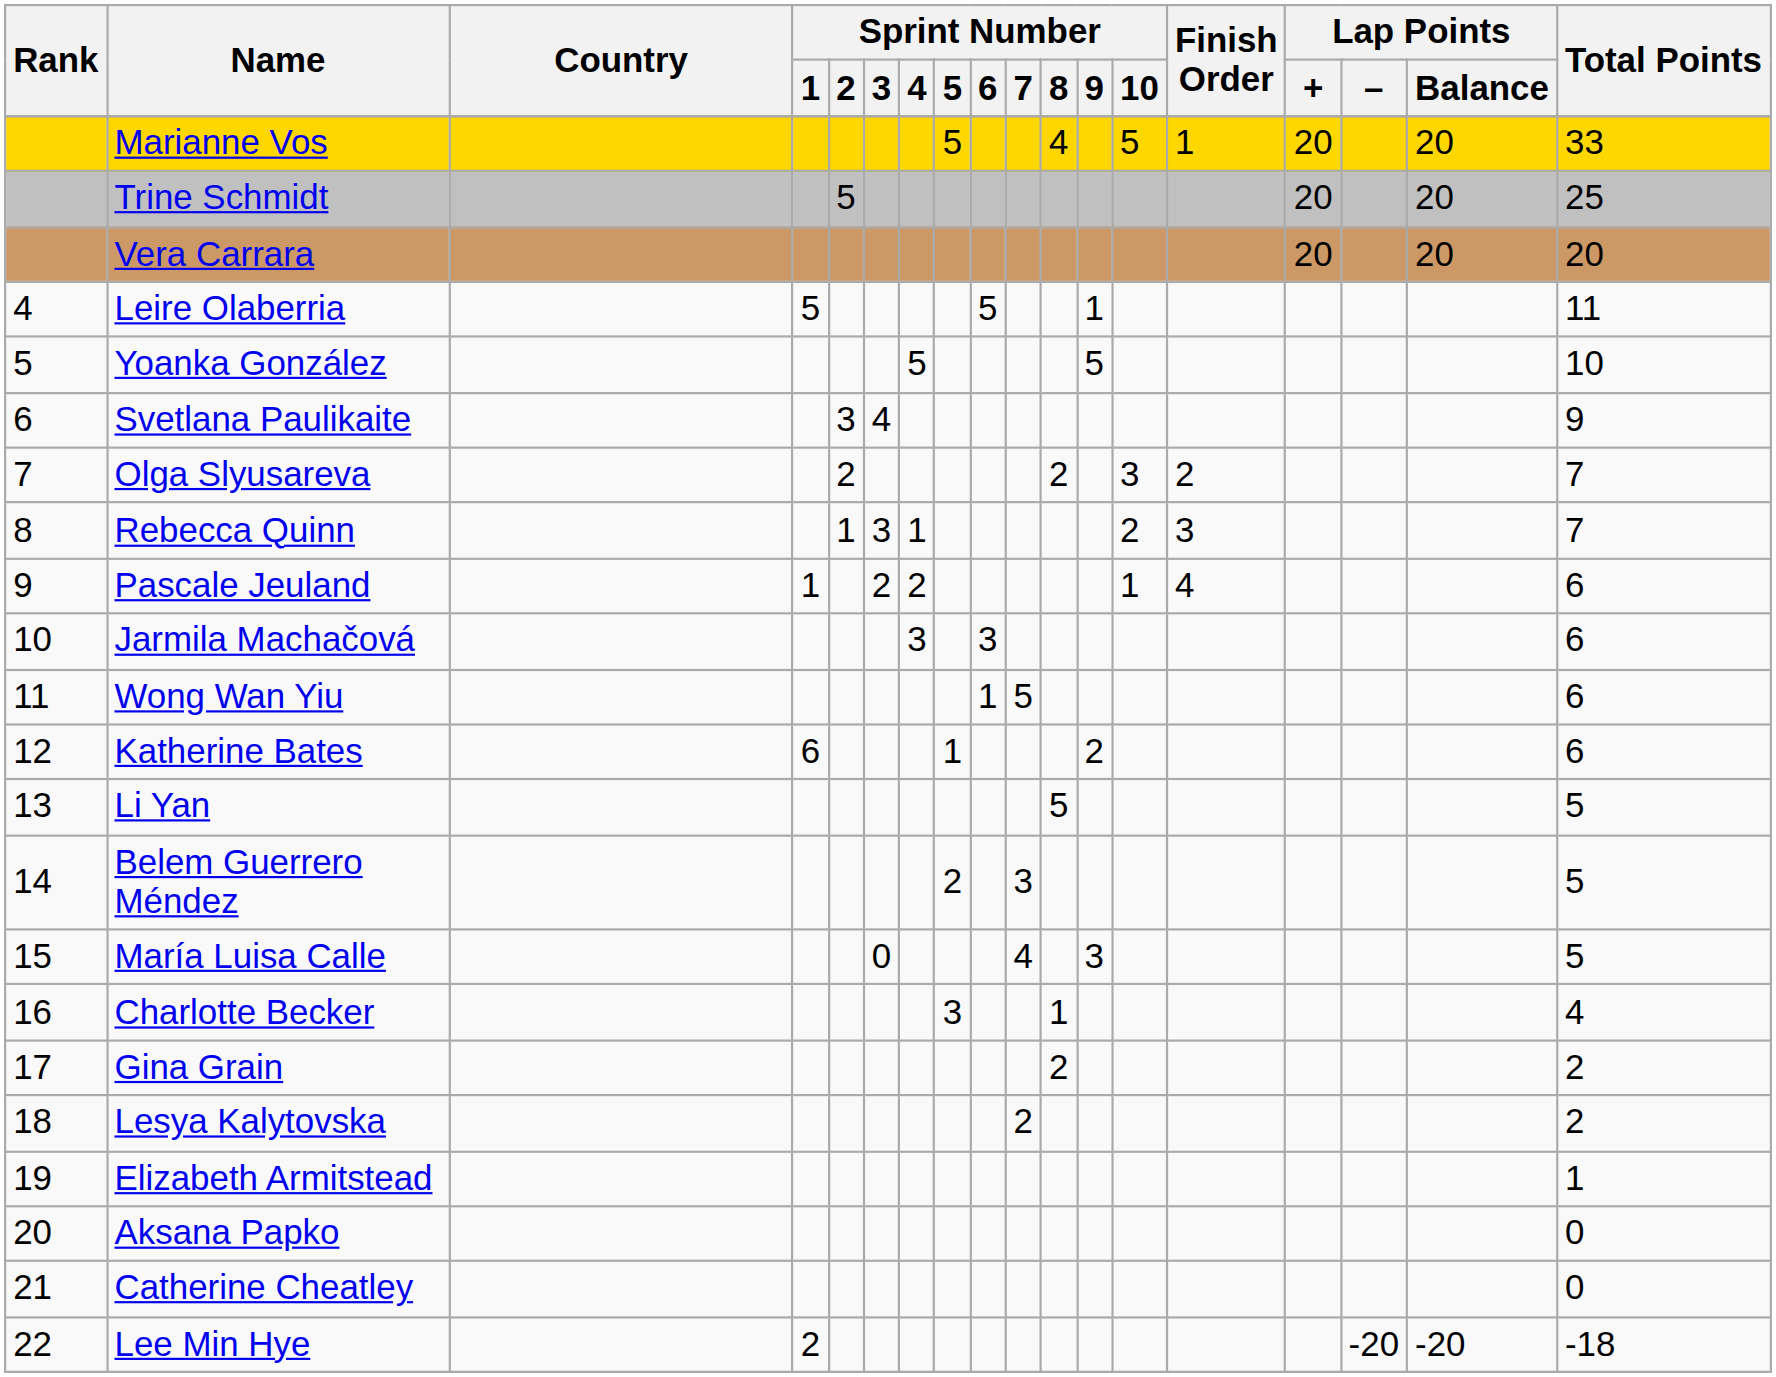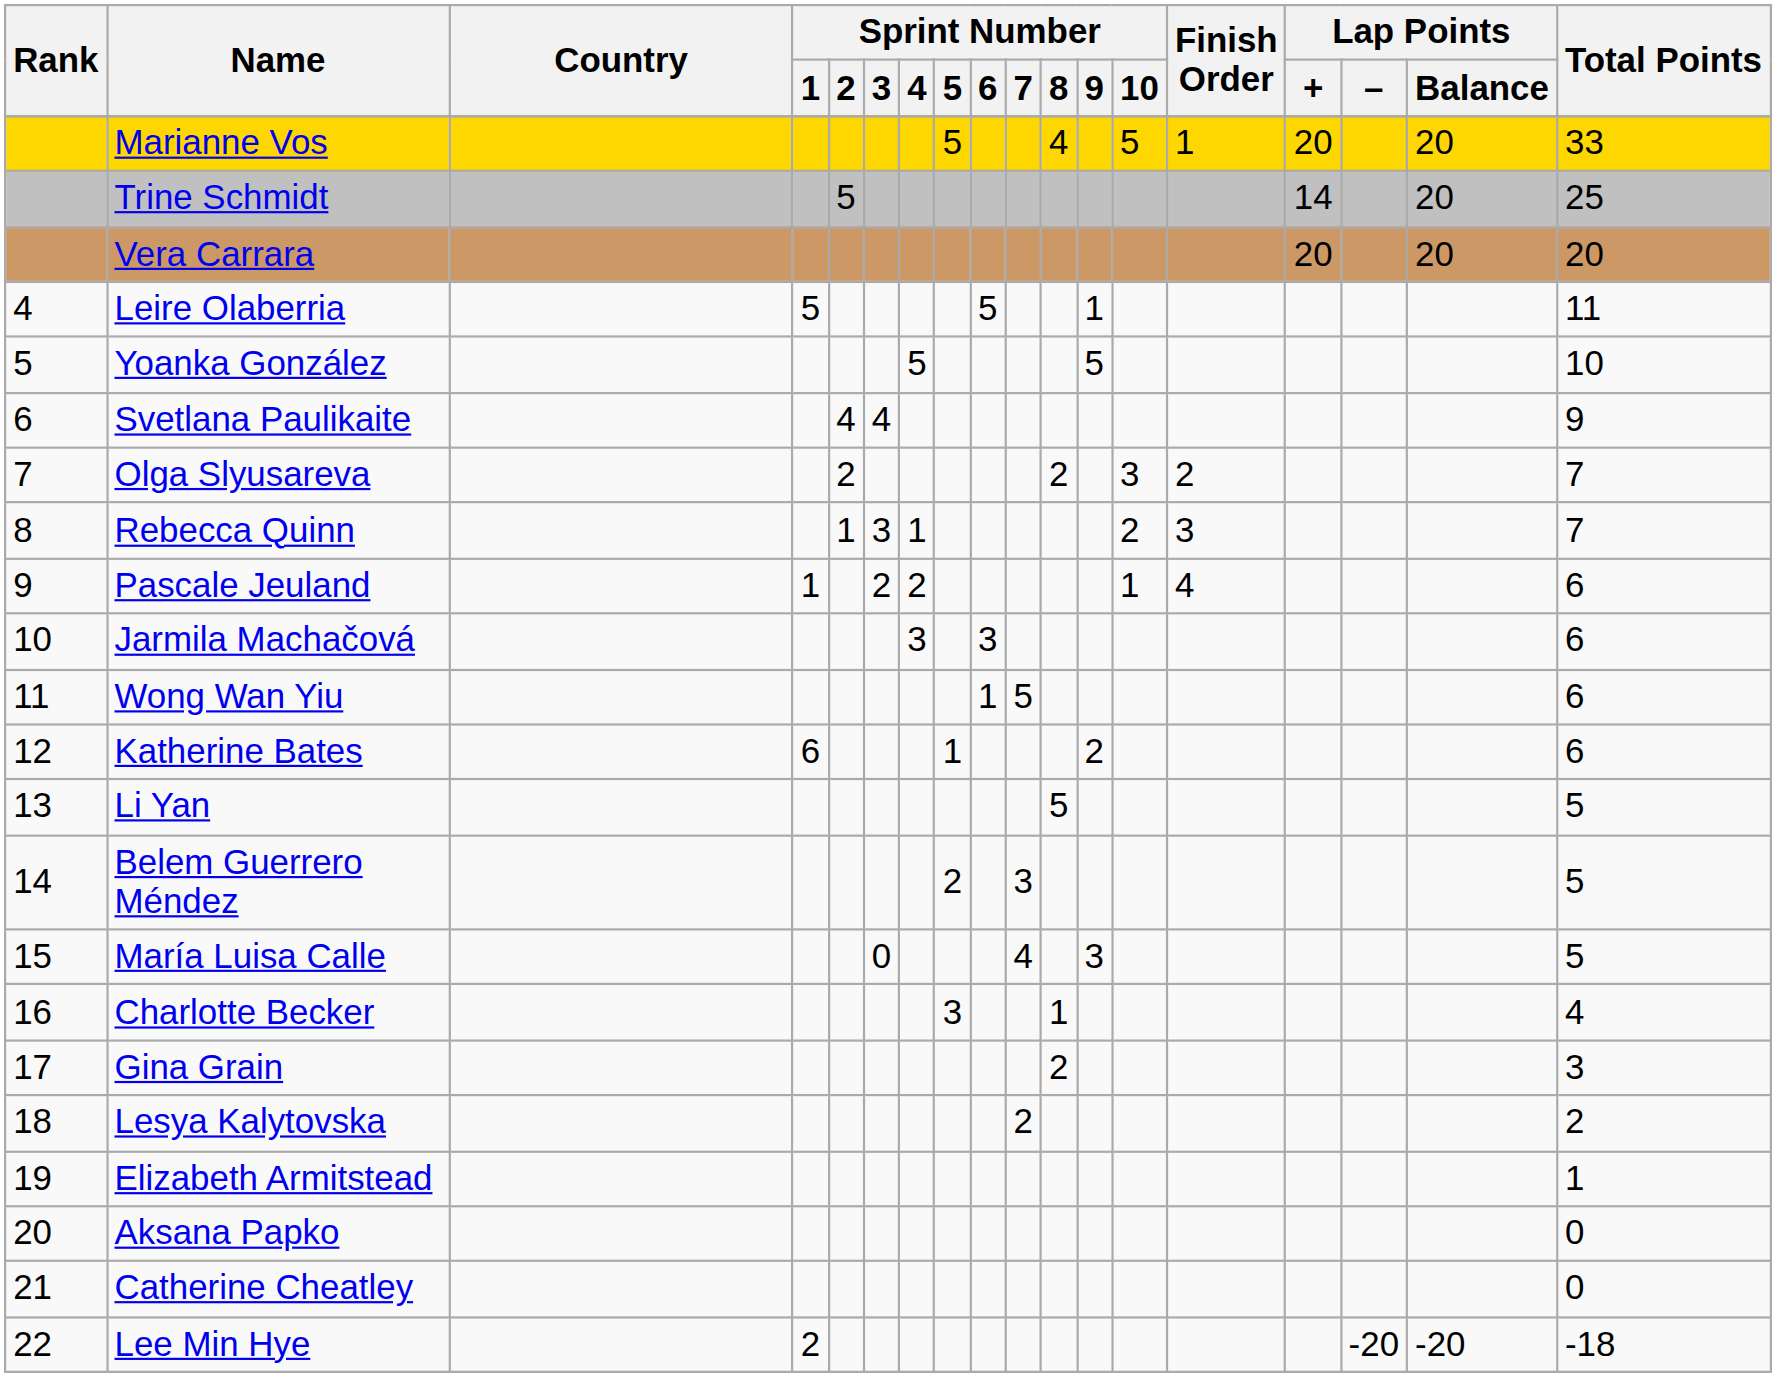(1313, 198) 20 -> (1313, 198) 14
(846, 419) 3 -> (846, 419) 4
(1575, 1067) 2 -> (1575, 1067) 3
